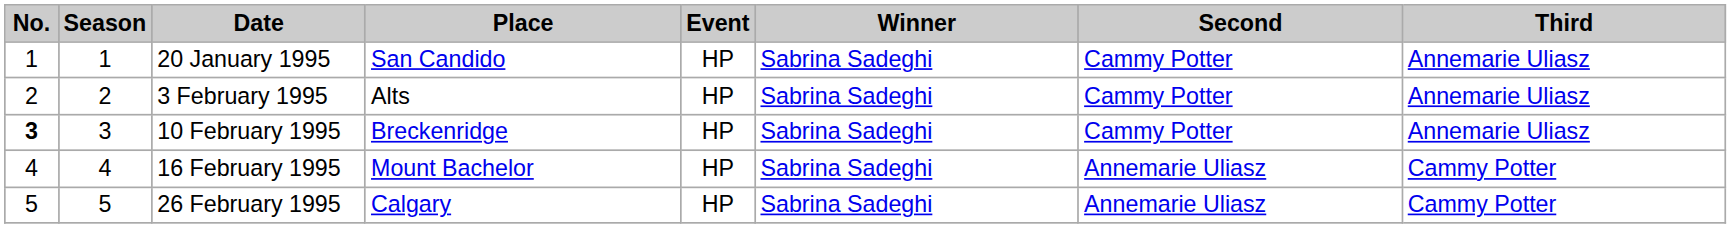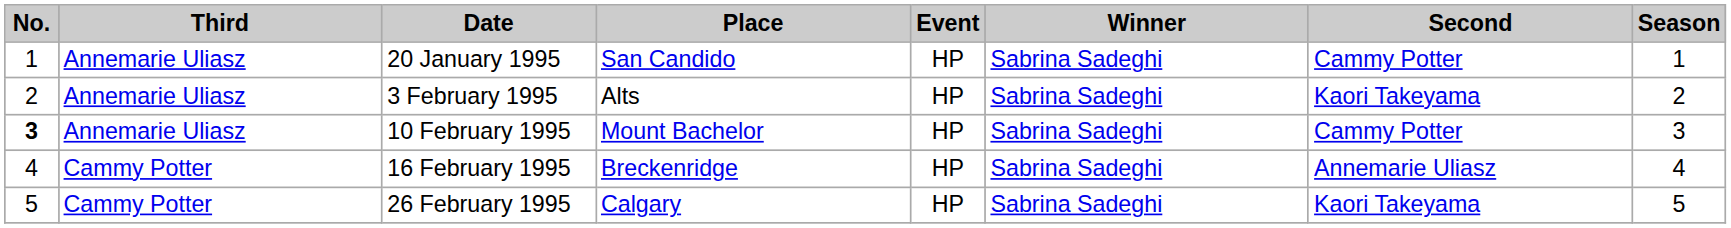columns swapped: (105, 23) <-> (1564, 23)
(1158, 95) Cammy Potter -> (1397, 95) Kaori Takeyama
(439, 132) Breckenridge -> (682, 132) Mount Bachelor
(452, 168) Mount Bachelor -> (669, 168) Breckenridge
(1175, 204) Annemarie Uliasz -> (1397, 204) Kaori Takeyama
